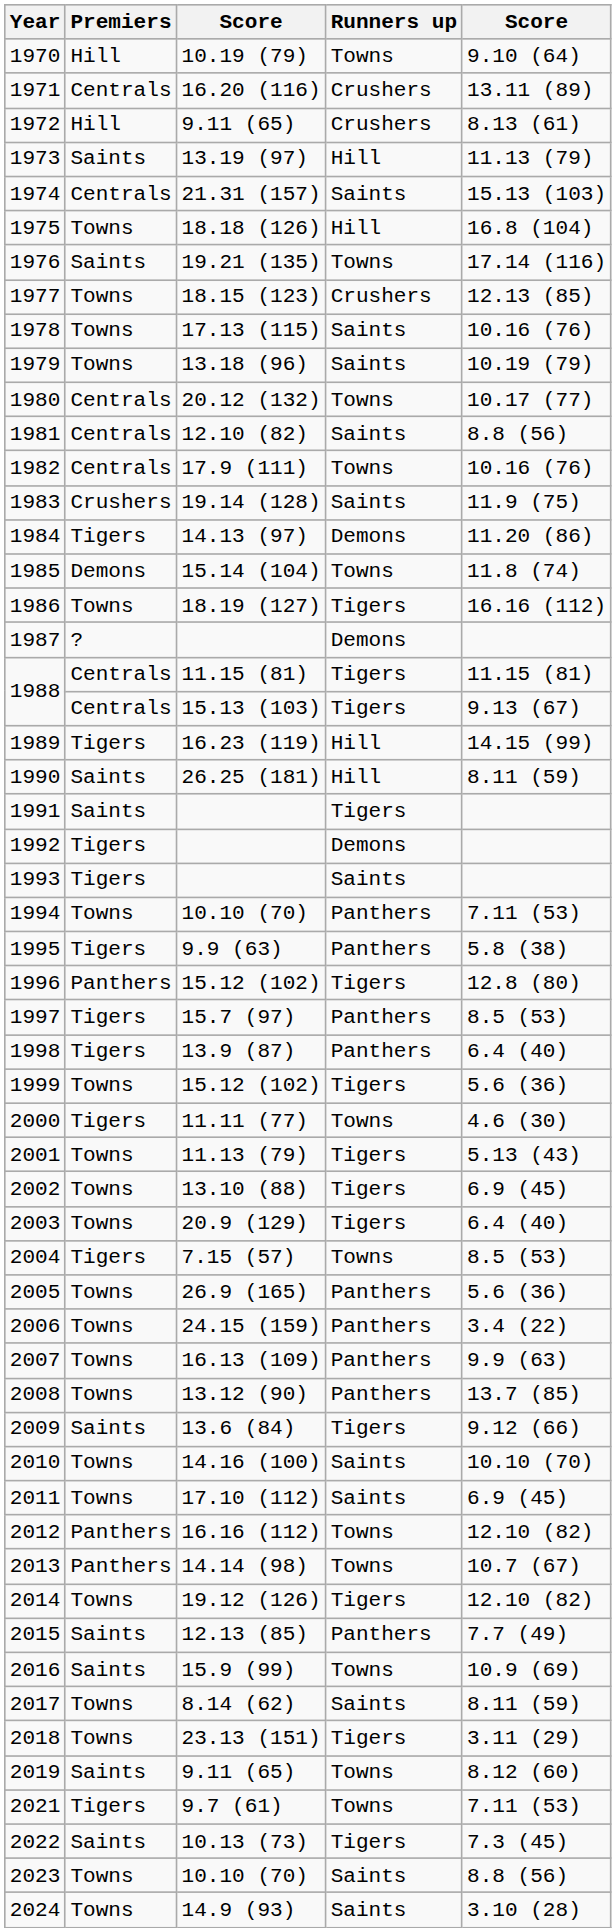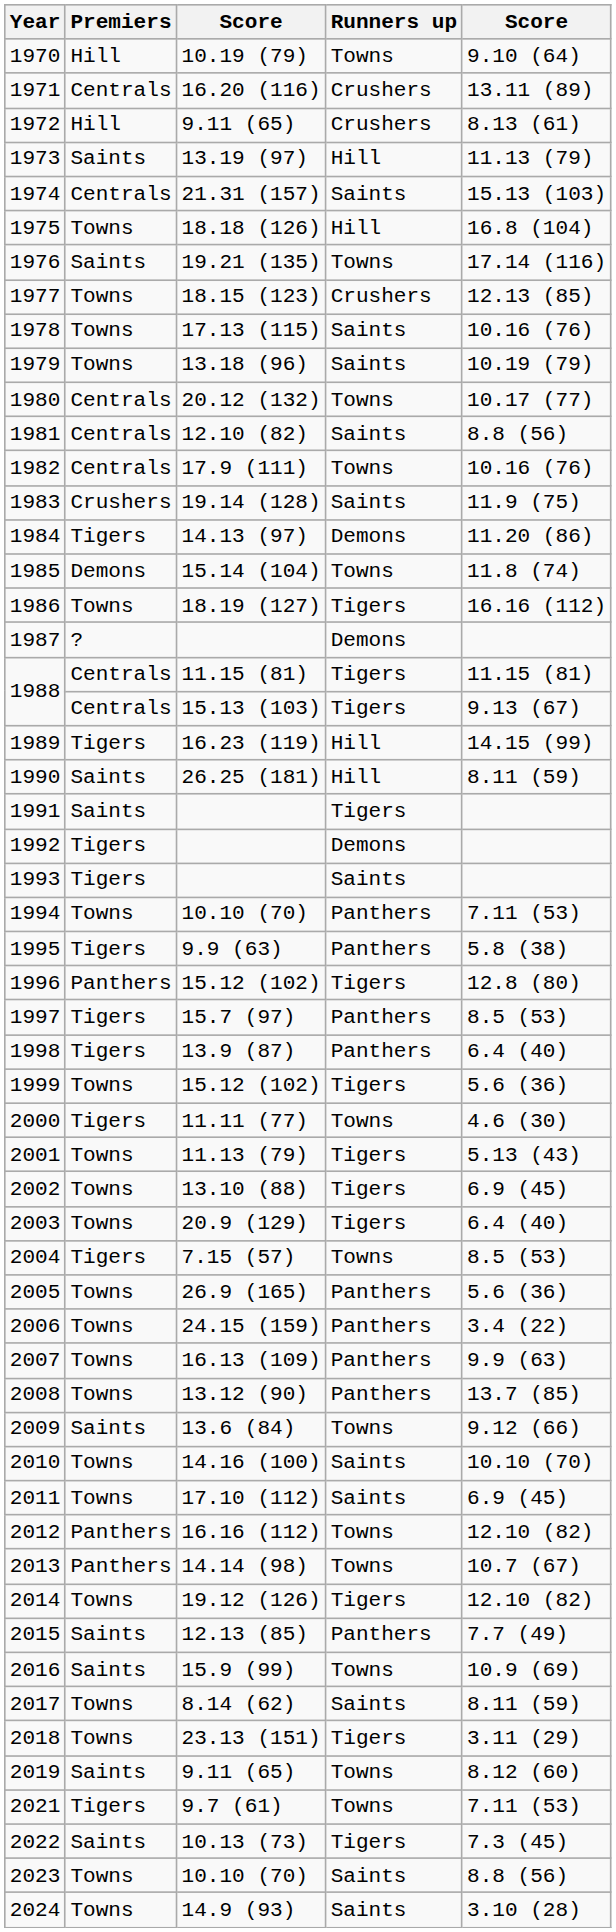(369, 1429) Tigers -> (362, 1429) Towns
